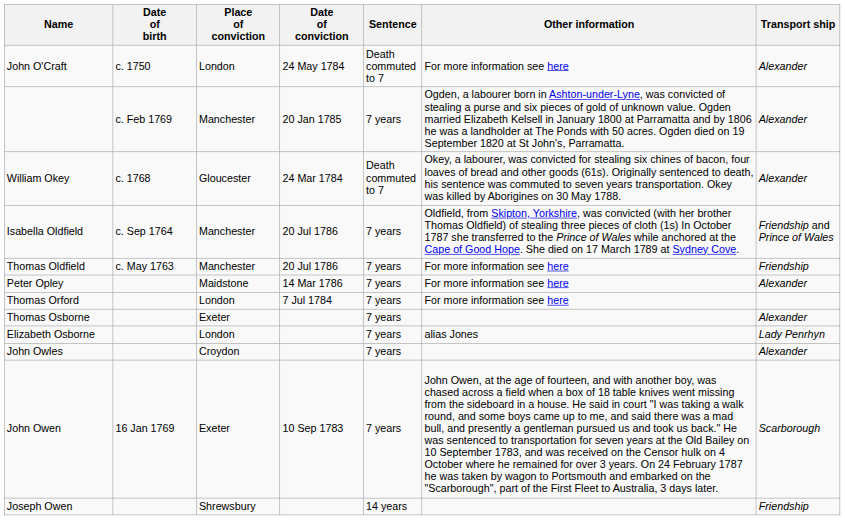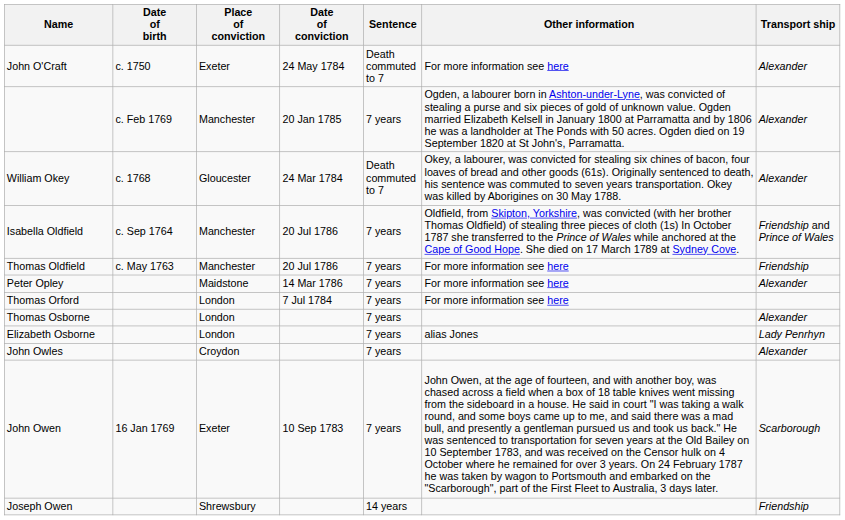(217, 66) London -> (214, 66) Exeter
(214, 317) Exeter -> (217, 317) London
